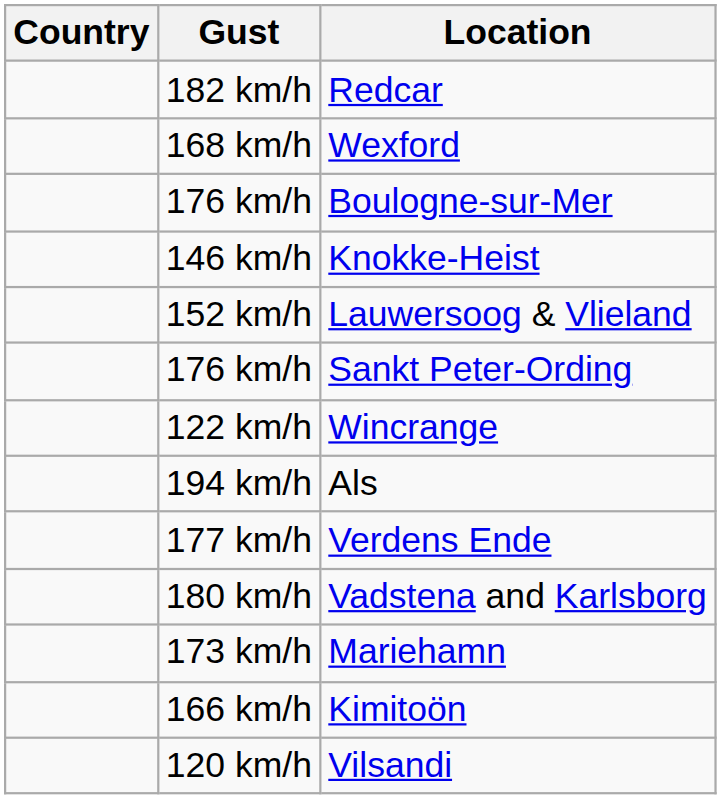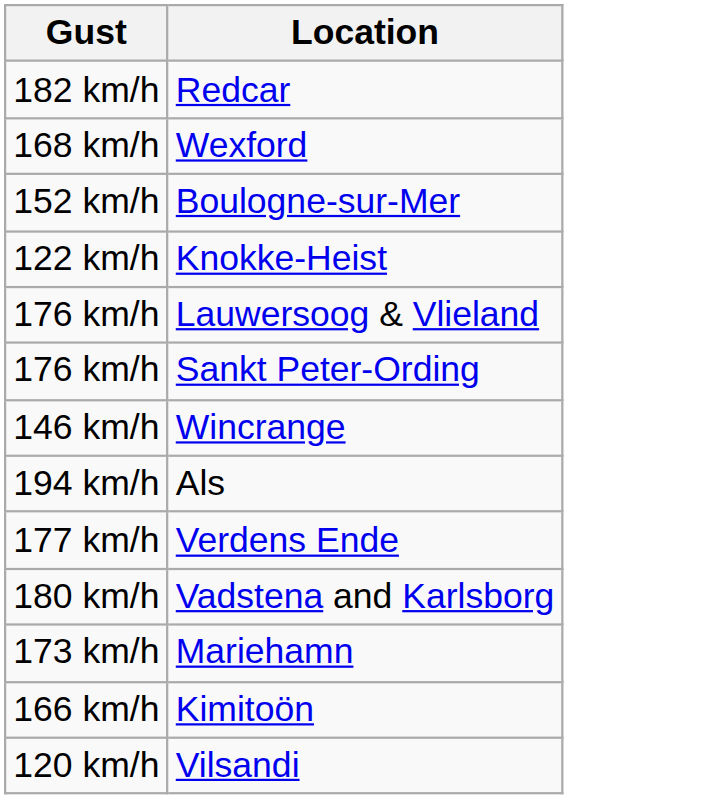- column: (81, 32)
(239, 201) 176 km/h -> (86, 201) 152 km/h
(239, 257) 146 km/h -> (86, 257) 122 km/h
(239, 314) 152 km/h -> (86, 314) 176 km/h
(239, 426) 122 km/h -> (86, 426) 146 km/h
